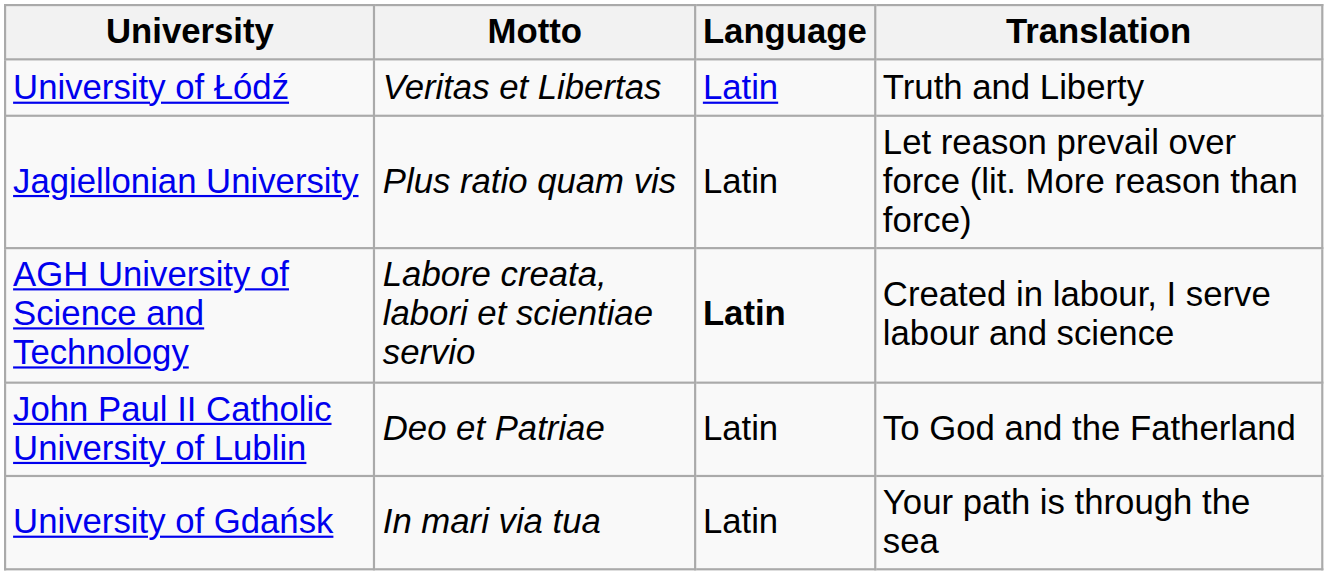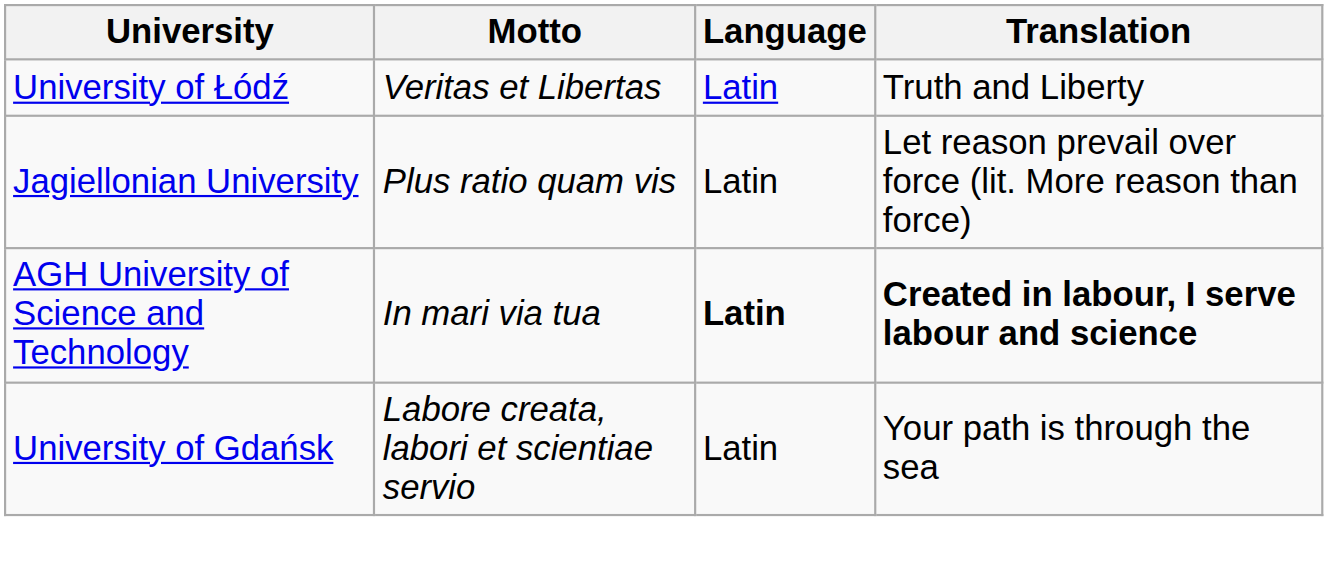(518, 314) Labore creata, labori et scientiae servio -> (492, 314) In mari via tua
(1077, 314) normal -> (1089, 314) bold
- row: (172, 428)
(492, 522) In mari via tua -> (518, 447) Labore creata, labori et scientiae servio
